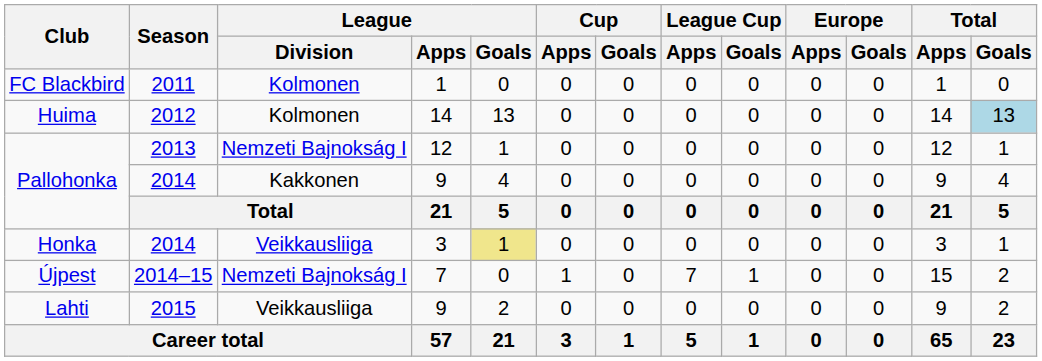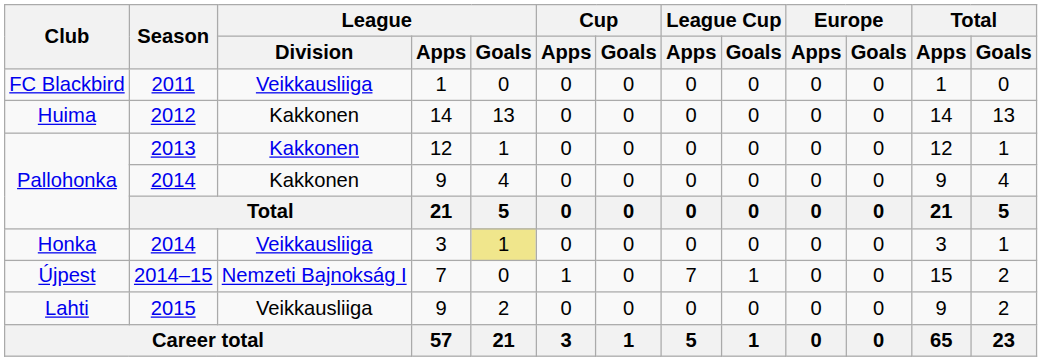(314, 84) Kolmonen -> (314, 84) Veikkausliiga
(314, 116) Kolmonen -> (314, 116) Kakkonen
(1004, 116) lightblue background -> (1004, 116) no background
(314, 148) Nemzeti Bajnokság I -> (314, 148) Kakkonen
